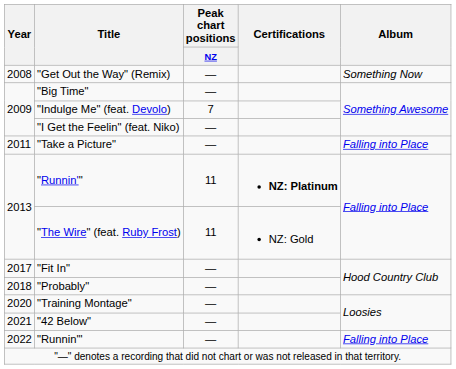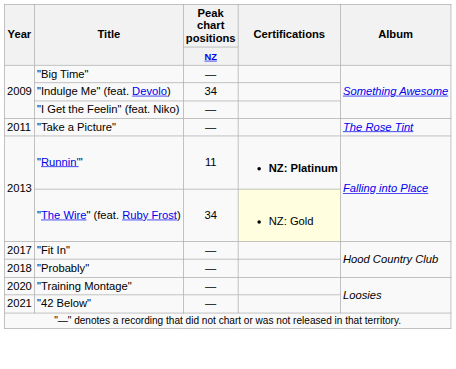- row: (19, 74)
(211, 109) 7 -> (211, 91) 34
(386, 145) Falling into Place -> (378, 127) The Rose Tint
(211, 233) 11 -> (211, 215) 34
(289, 239) no background -> (289, 222) lightyellow background
- row: (19, 339)
